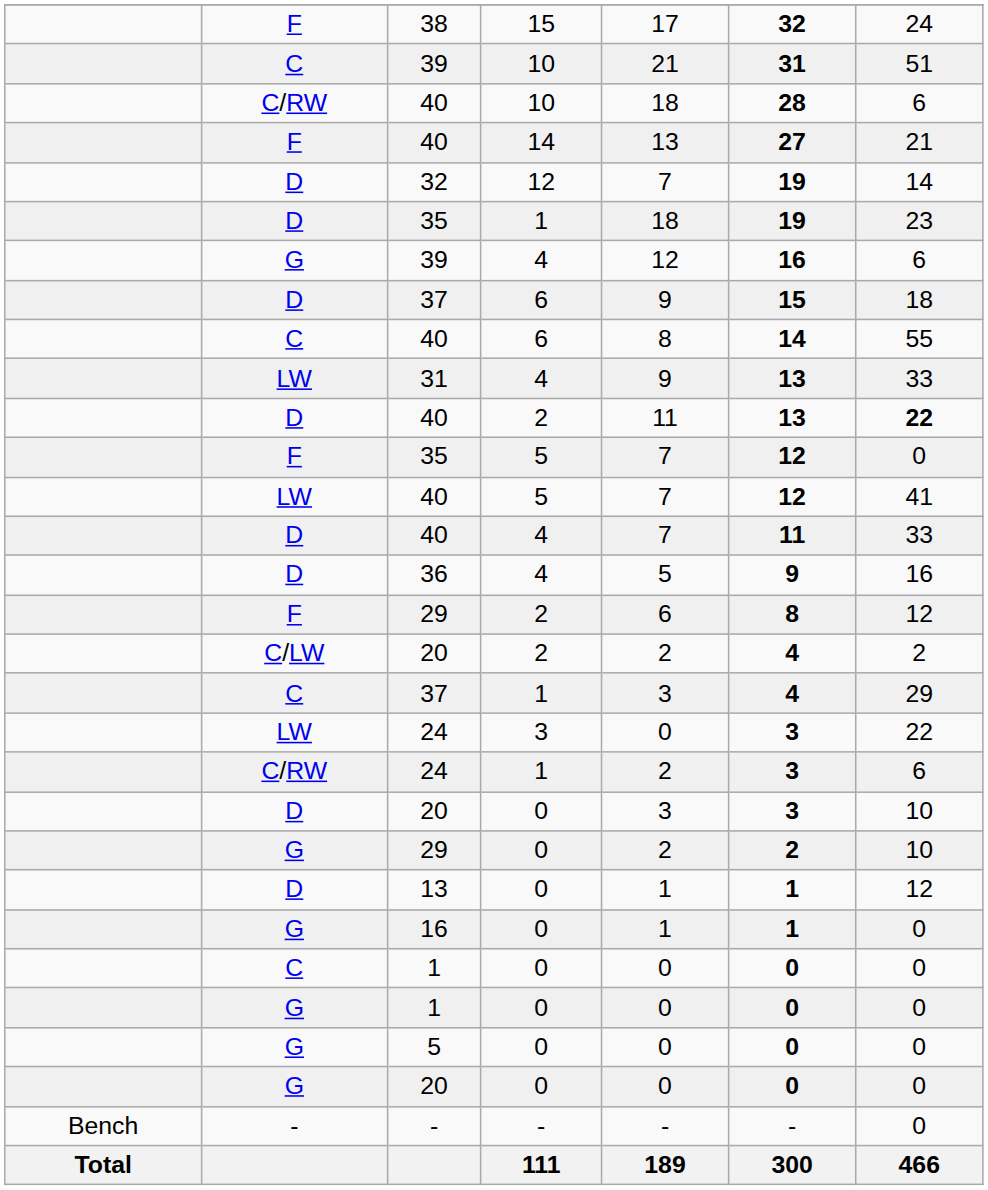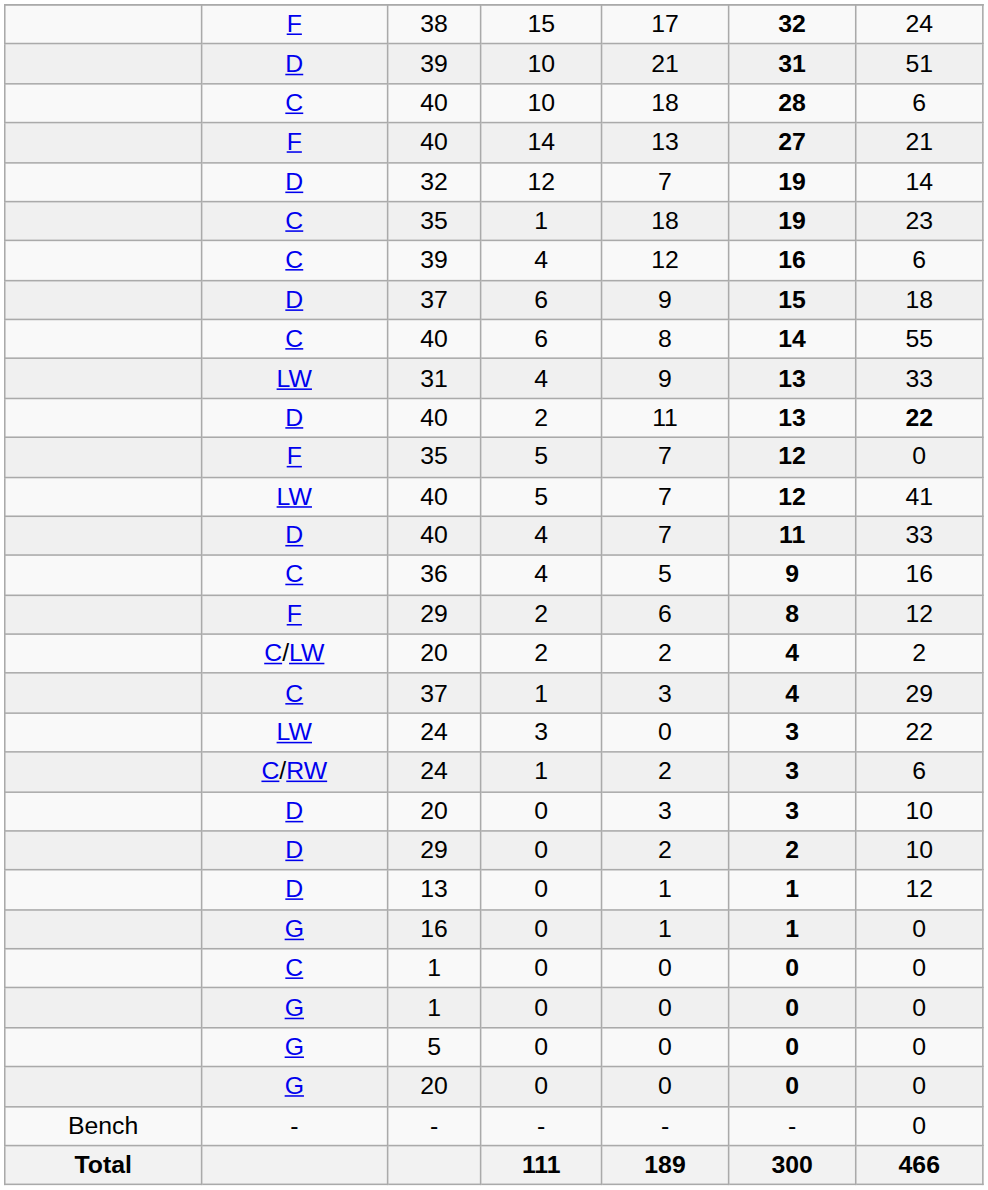(294, 63) C -> (294, 63) D
(294, 102) C/RW -> (294, 102) C
(294, 220) D -> (294, 220) C
(294, 260) G -> (294, 260) C
(294, 574) D -> (294, 574) C
(294, 850) G -> (294, 850) D
